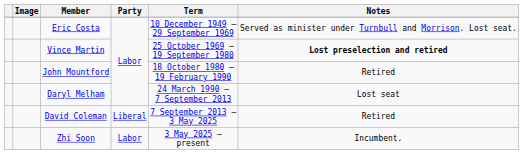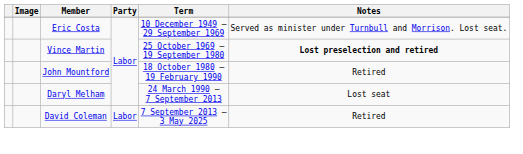(130, 117) Liberal -> (125, 117) Labor
- row: (76, 139)
